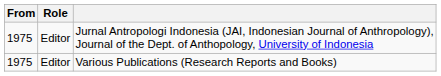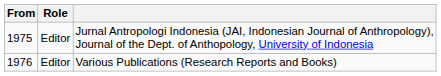(20, 62) 1975 -> (20, 62) 1976
